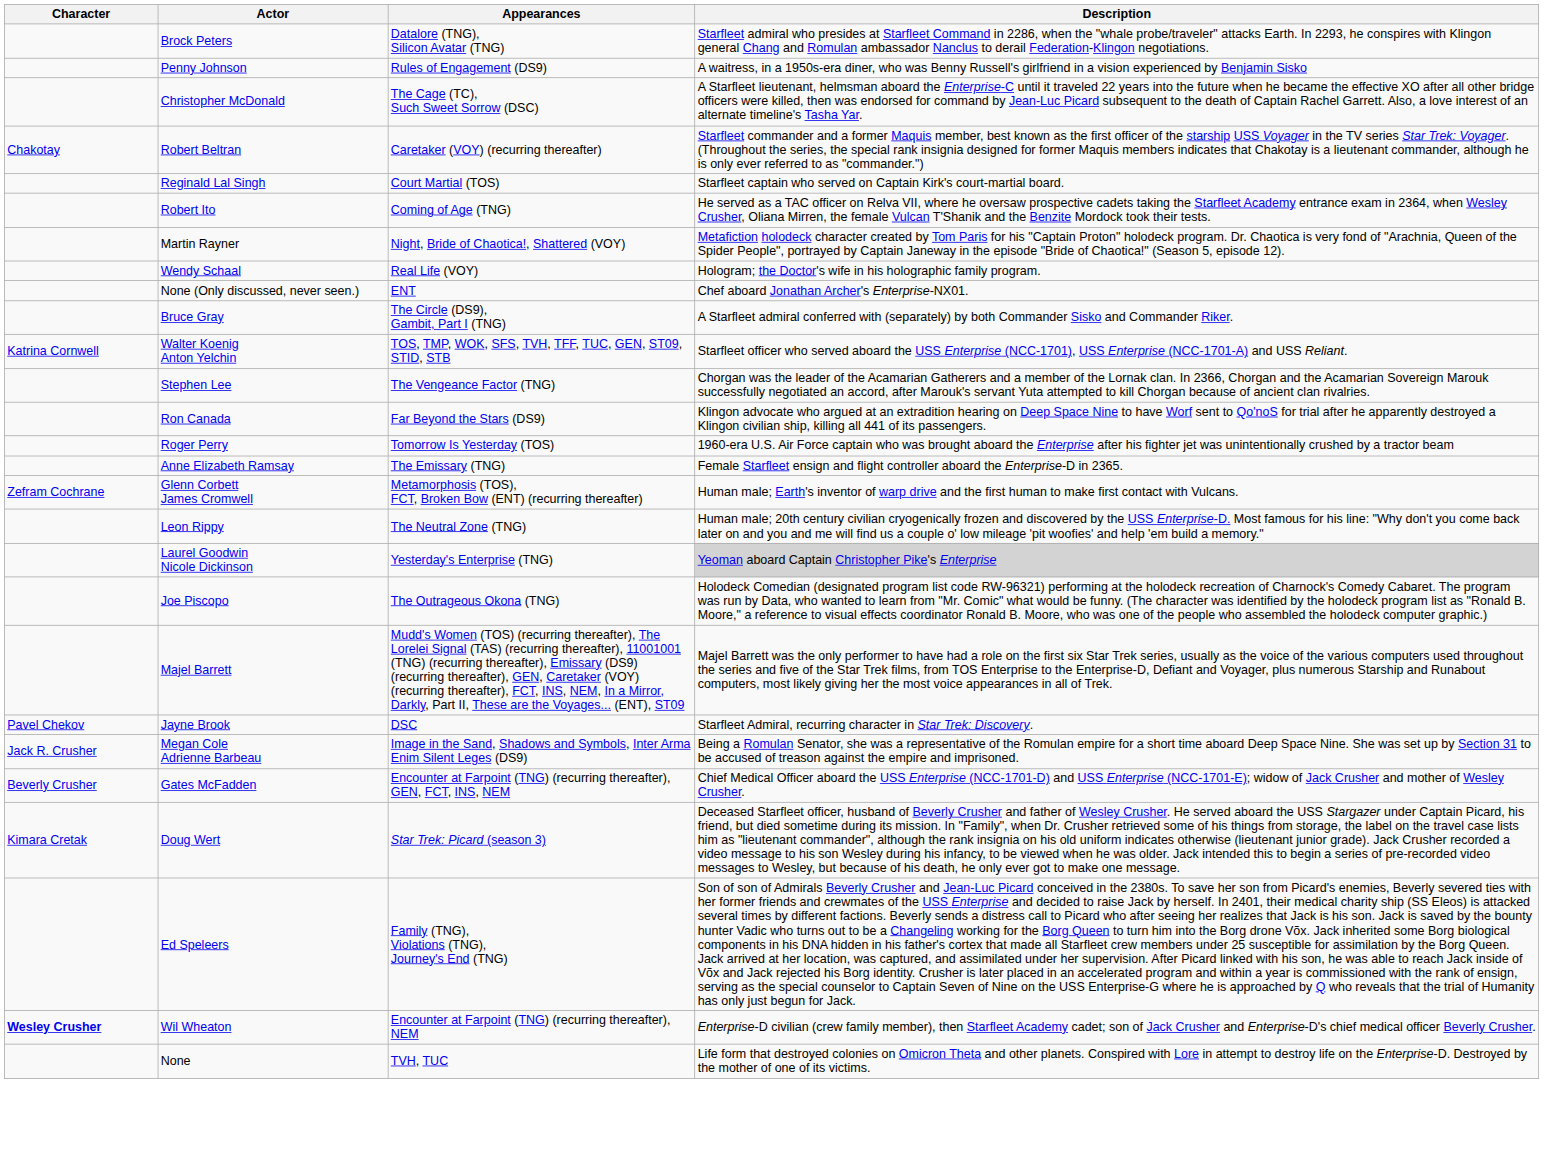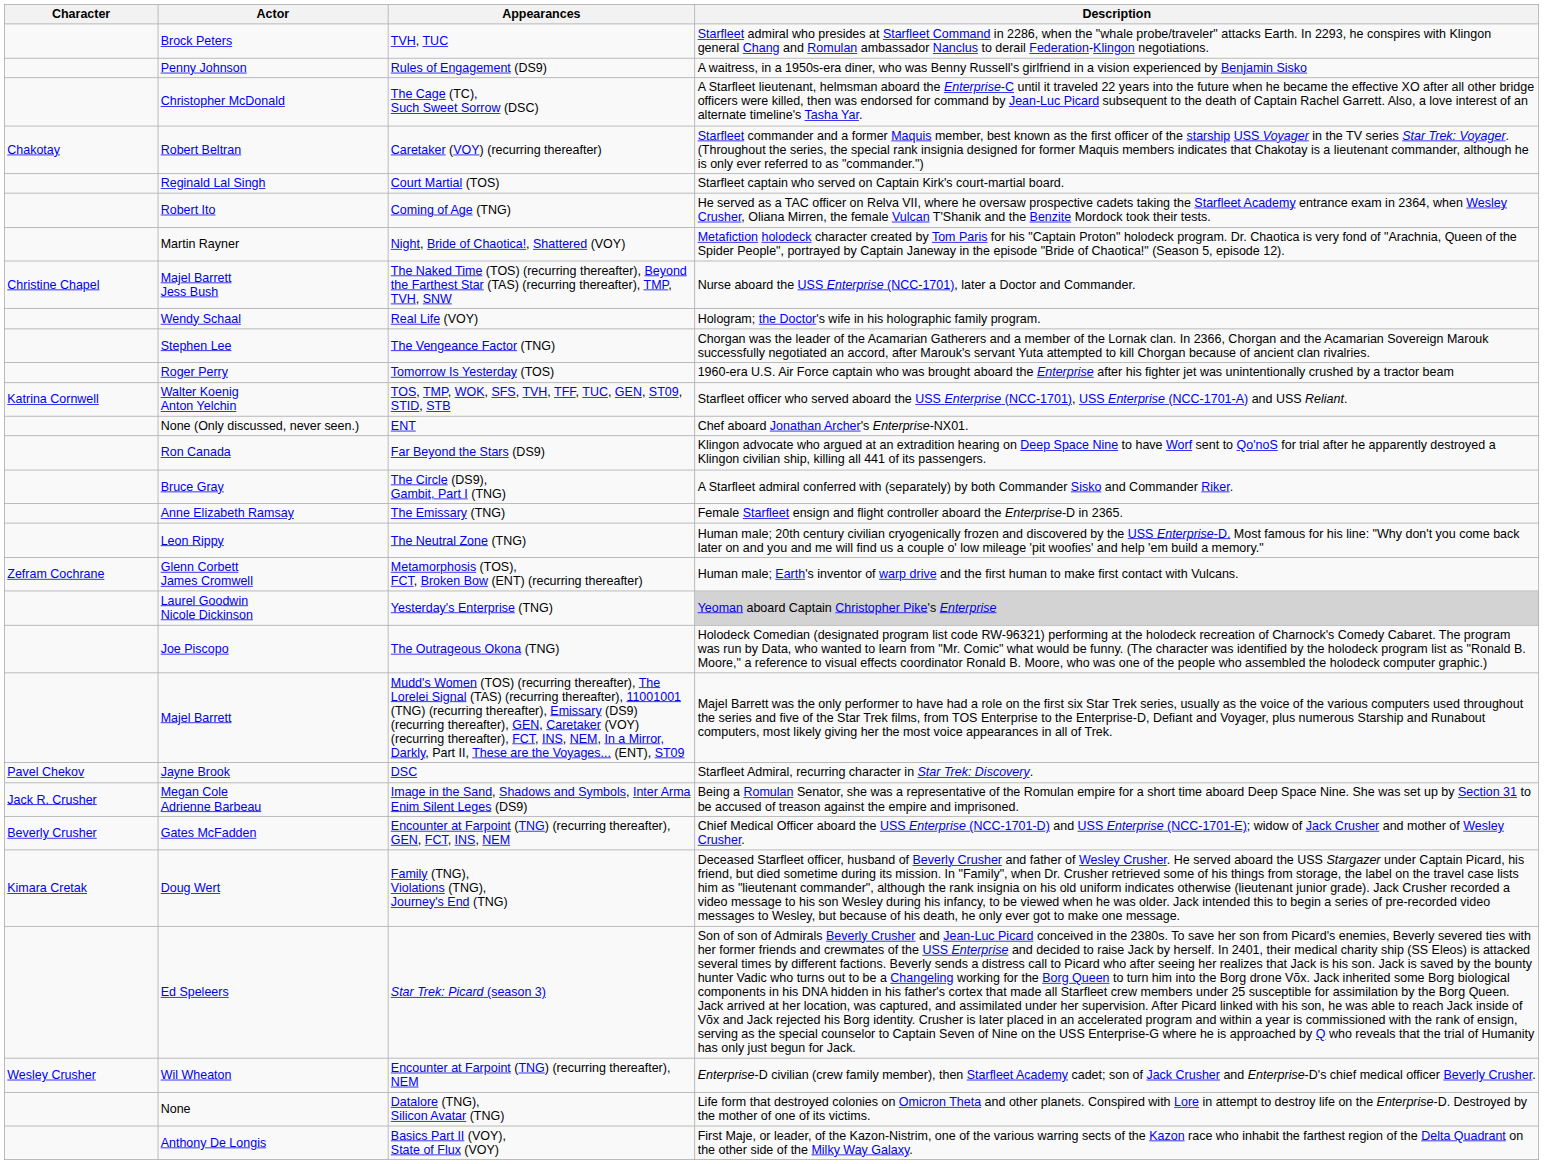(448, 41) Datalore (TNG), Silicon Avatar (TNG) -> (419, 41) TVH, TUC
+ row: (196, 285)
rows swapped: (260, 290) <-> (196, 385)
rows swapped: (192, 317) <-> (194, 445)
rows swapped: (192, 526) <-> (207, 492)
(468, 840) Star Trek: Picard (season 3) -> (449, 888) Family (TNG), Violations (TNG), Journey's End (TNG)
(449, 944) Family (TNG), Violations (TNG), Journey's End (TNG) -> (468, 992) Star Trek: Picard (season 3)
(54, 1027) bold -> (52, 1075) normal
(419, 1061) TVH, TUC -> (448, 1109) Datalore (TNG), Silicon Avatar (TNG)
+ row: (213, 1142)
